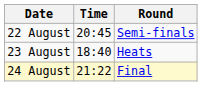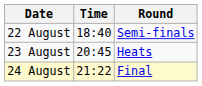(94, 33) 20:45 -> (94, 33) 18:40
(94, 52) 18:40 -> (94, 52) 20:45
